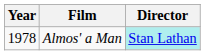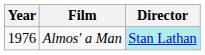(22, 38) 1978 -> (22, 38) 1976
